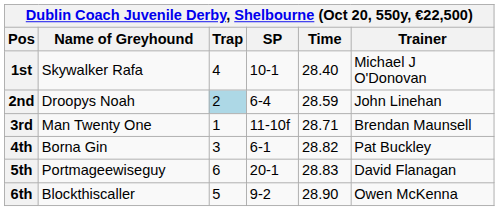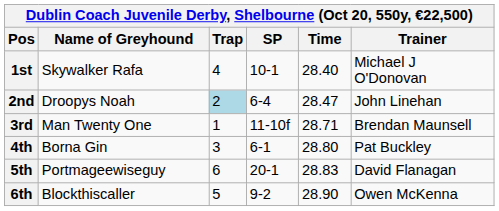(320, 101) 28.59 -> (320, 101) 28.47
(320, 147) 28.82 -> (320, 147) 28.80
